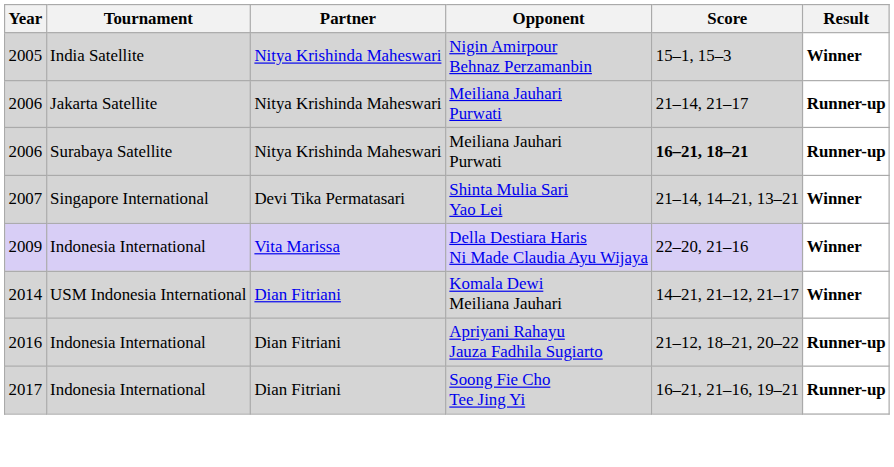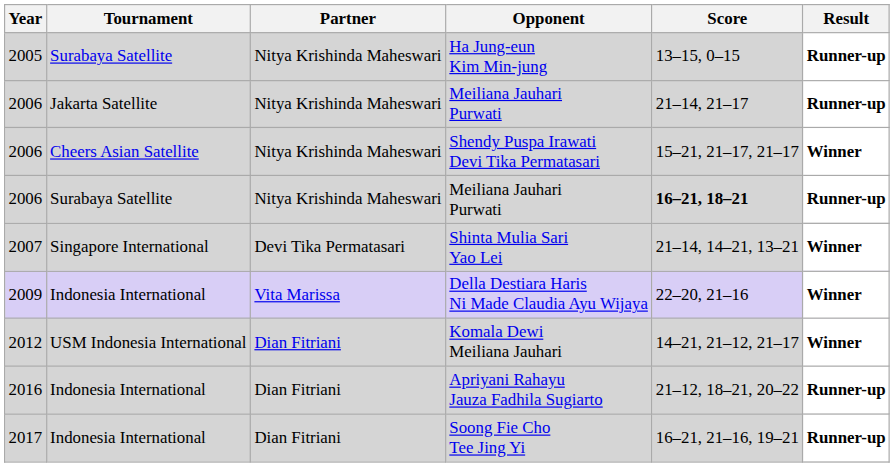- row: (97, 56)
+ row: (111, 56)
+ row: (124, 151)
(25, 294) 2014 -> (25, 342) 2012
